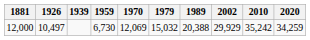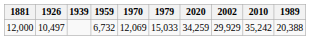columns swapped: (196, 12) <-> (290, 12)
(104, 27) 6,730 -> (104, 27) 6,732
(164, 27) 15,032 -> (164, 27) 15,033
